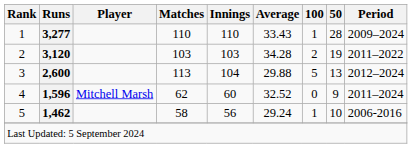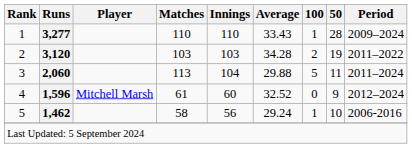(56, 73) 2,600 -> (56, 73) 2,060
(336, 73) 13 -> (336, 73) 11
(376, 73) 2012–2024 -> (376, 73) 2011–2024
(182, 93) 62 -> (182, 93) 61
(376, 93) 2011–2024 -> (376, 93) 2012–2024
